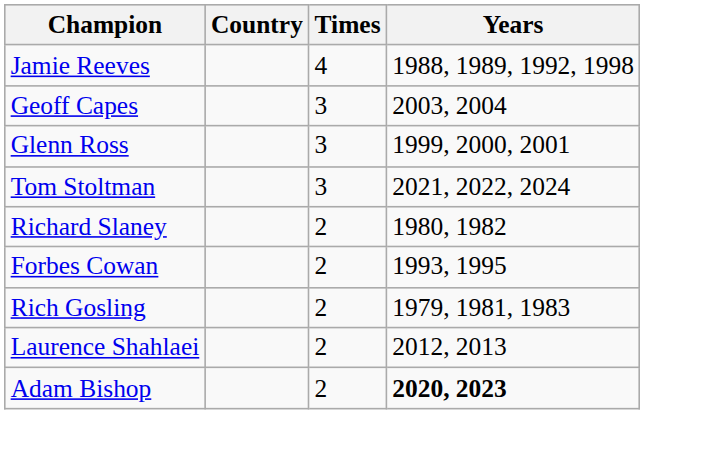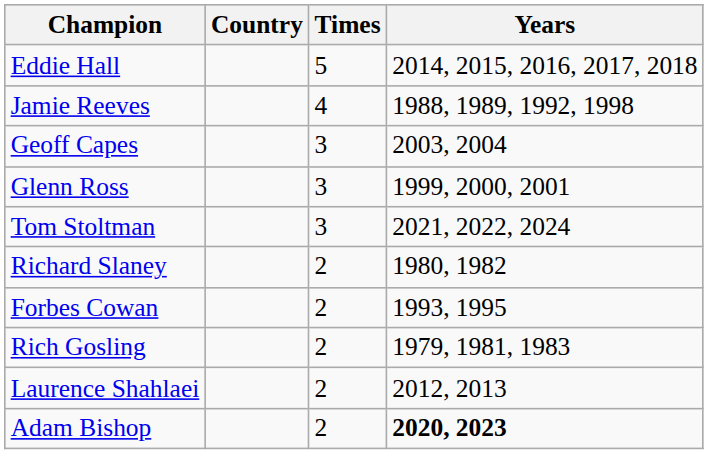+ row: (65, 65)
